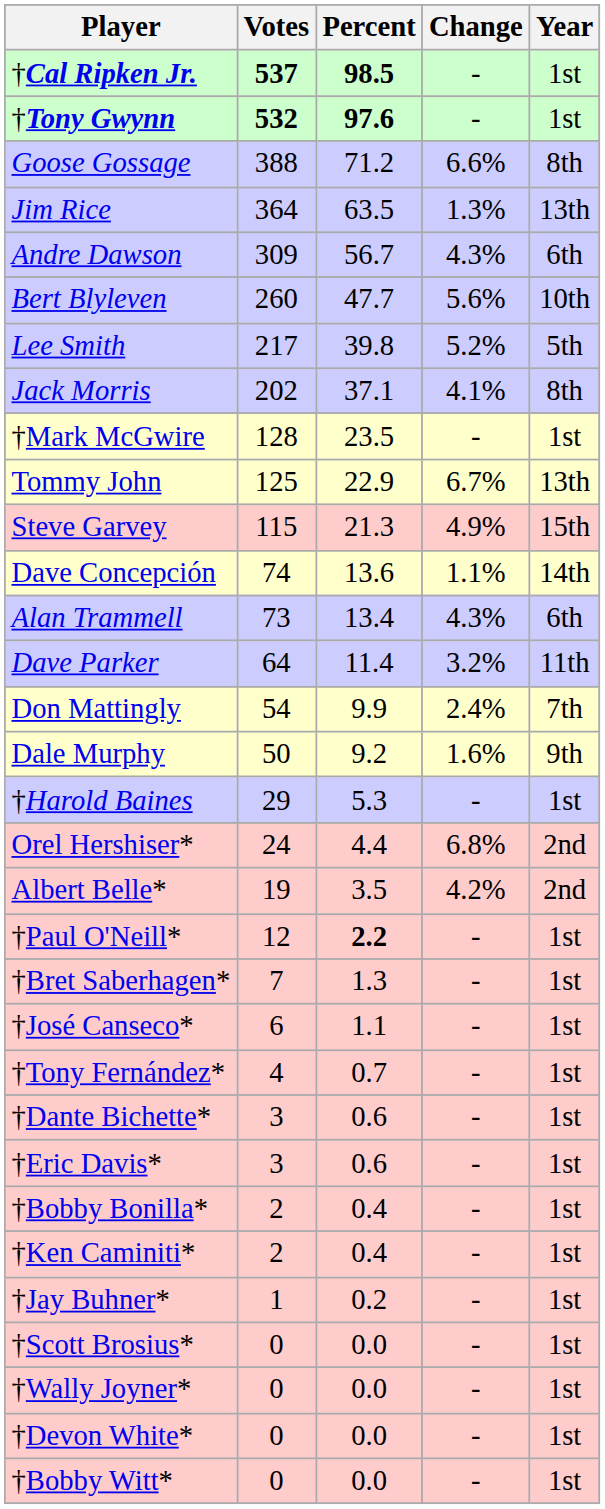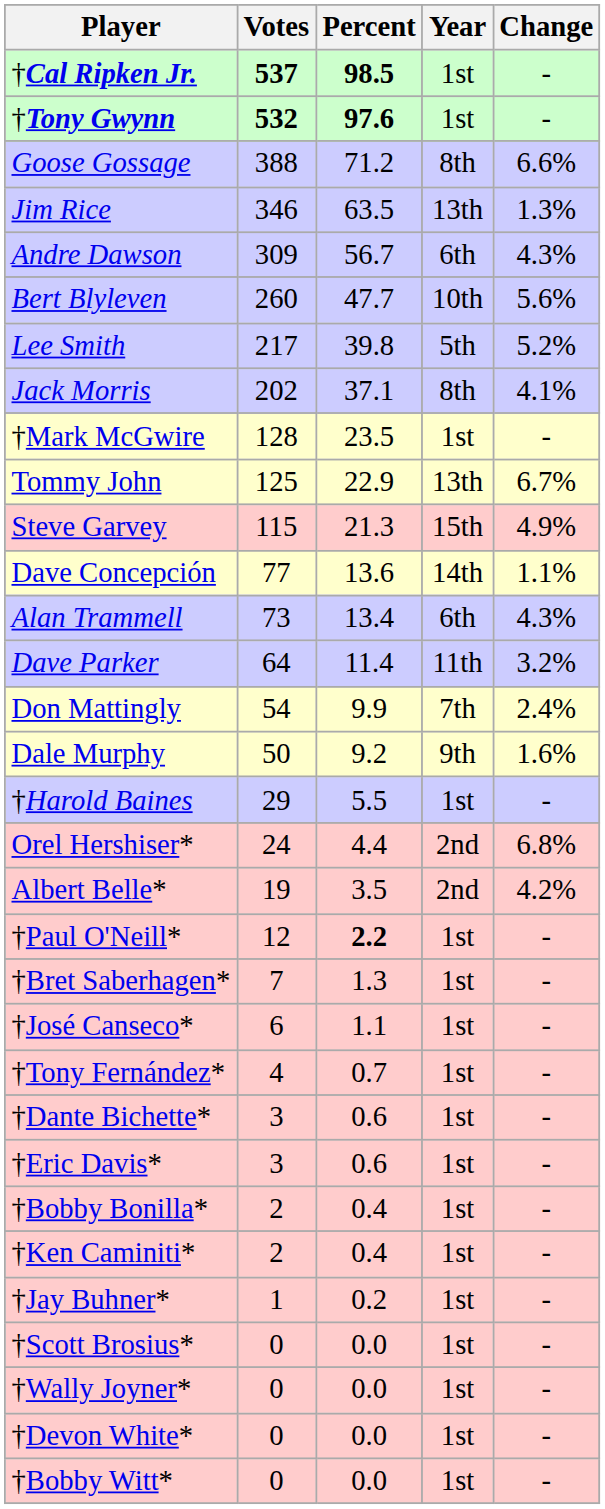columns swapped: (476, 27) <-> (565, 27)
(276, 208) 364 -> (276, 208) 346
(276, 572) 74 -> (276, 572) 77
(369, 799) 5.3 -> (369, 799) 5.5
